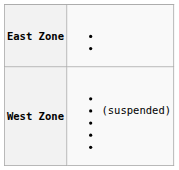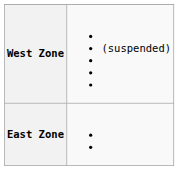rows swapped: (35, 116) <-> (35, 36)
